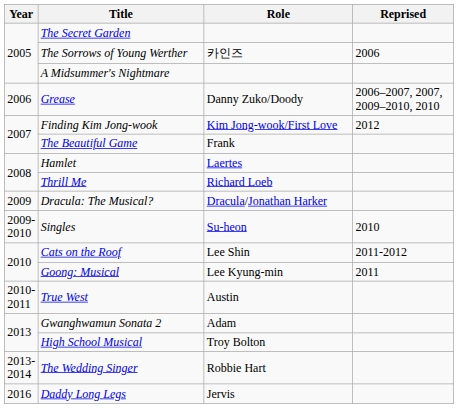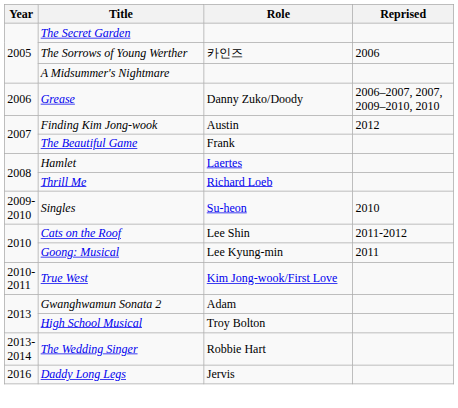(272, 124) Kim Jong-wook/First Love -> (223, 124) Austin
- row: (97, 201)
(223, 297) Austin -> (272, 278) Kim Jong-wook/First Love
